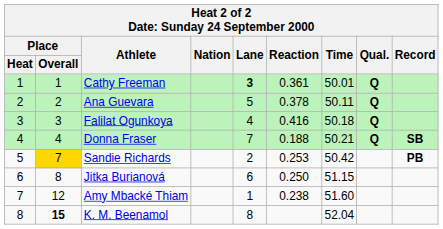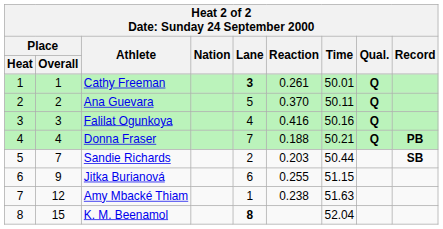(294, 83) 0.361 -> (294, 83) 0.261
(294, 102) 0.378 -> (294, 102) 0.370
(339, 121) 50.18 -> (339, 121) 50.16
(415, 139) SB -> (415, 139) PB
(58, 158) gold background -> (58, 158) no background
(294, 158) 0.253 -> (294, 158) 0.203
(339, 158) 50.42 -> (339, 158) 50.44
(415, 158) PB -> (415, 158) SB
(58, 177) 8 -> (58, 177) 9
(294, 177) 0.250 -> (294, 177) 0.255
(339, 196) 51.60 -> (339, 196) 51.63
(58, 214) bold -> (58, 214) normal
(250, 214) normal -> (250, 214) bold
